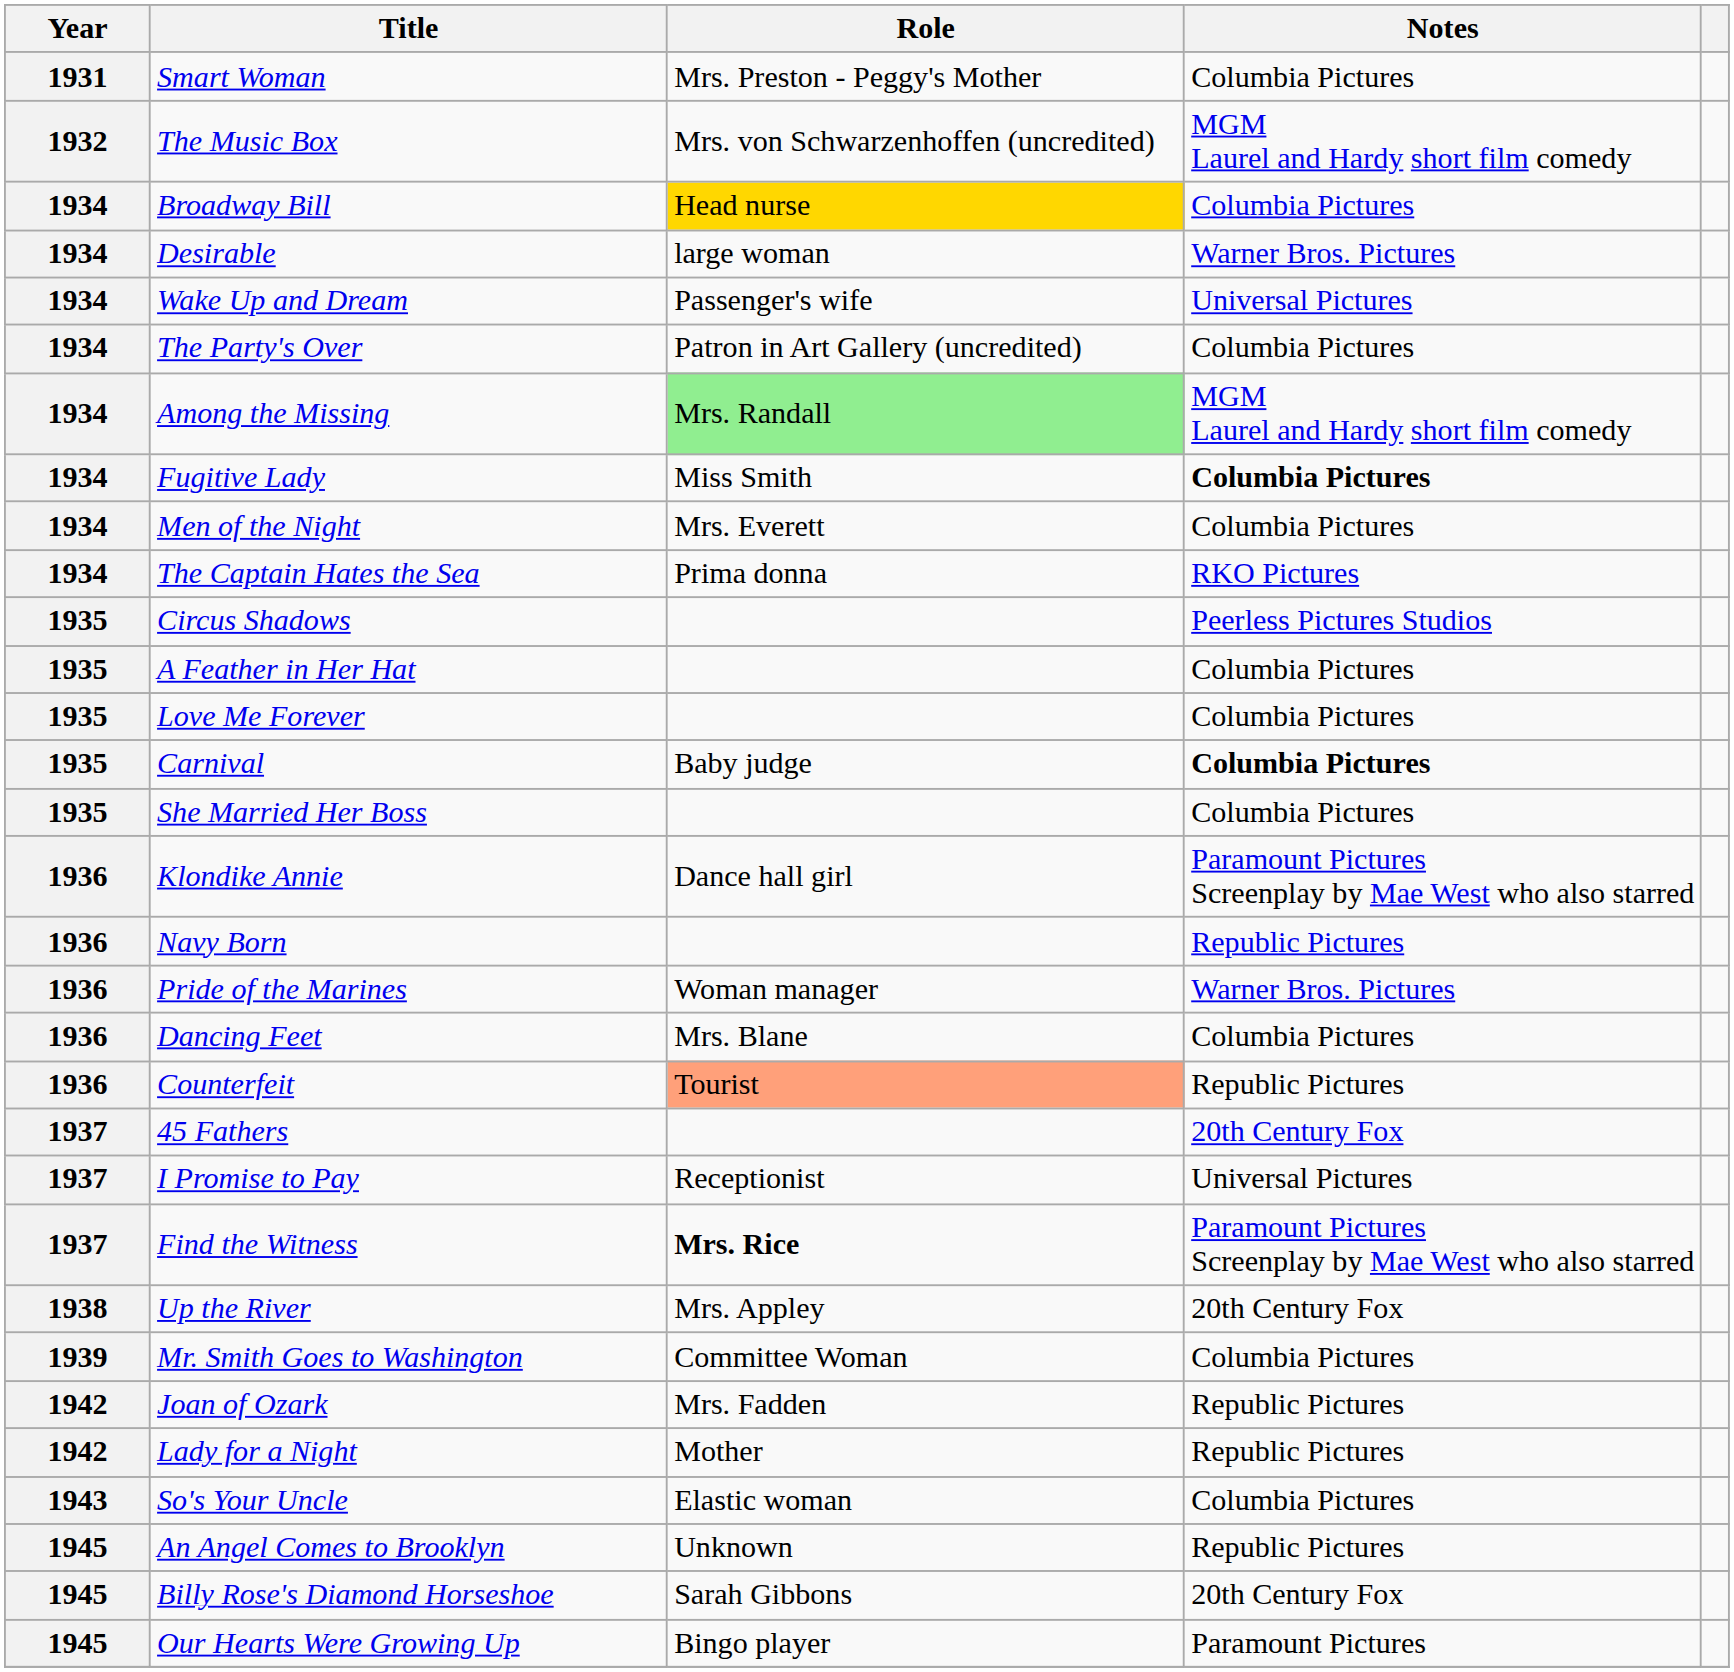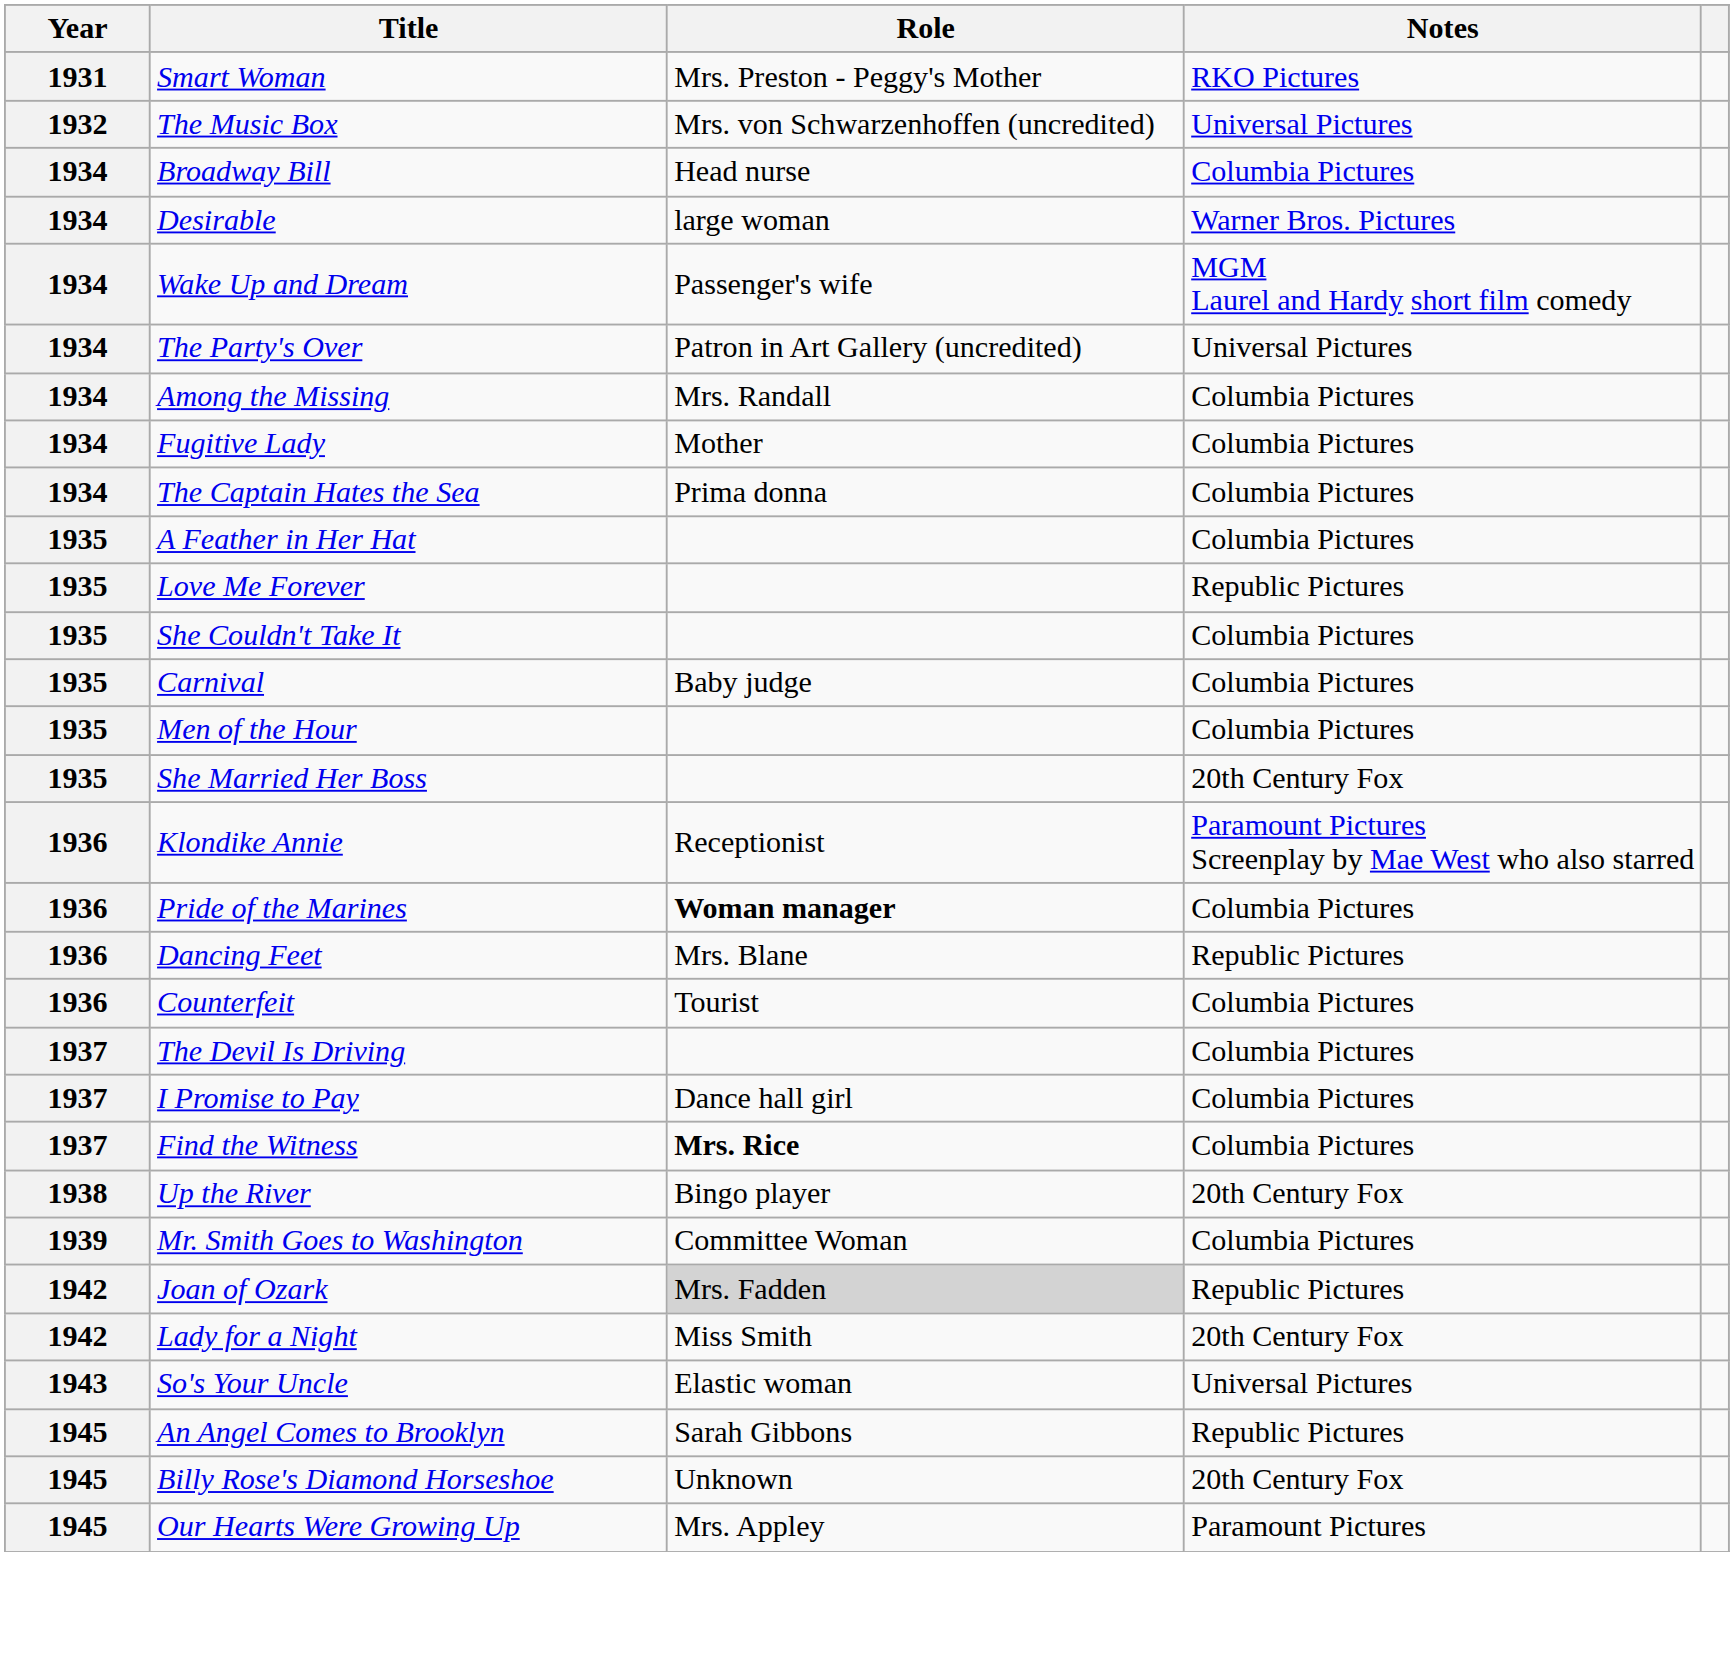(1303, 76) Columbia Pictures -> (1275, 76) RKO Pictures
(1411, 140) MGM Laurel and Hardy short film comedy -> (1302, 123) Universal Pictures
(742, 205) gold background -> (742, 171) no background
(1302, 300) Universal Pictures -> (1411, 283) MGM Laurel and Hardy short film comedy
(1303, 348) Columbia Pictures -> (1302, 348) Universal Pictures
(753, 413) lightgreen background -> (753, 396) no background
(1411, 413) MGM Laurel and Hardy short film comedy -> (1303, 396) Columbia Pictures
(743, 477) Miss Smith -> (718, 443) Mother
(1311, 477) bold -> (1303, 443) normal
- row: (259, 525)
(1275, 573) RKO Pictures -> (1303, 491) Columbia Pictures
- row: (254, 620)
(1303, 716) Columbia Pictures -> (1298, 586) Republic Pictures
+ row: (279, 634)
(1311, 763) bold -> (1303, 682) normal
+ row: (257, 730)
(1303, 811) Columbia Pictures -> (1297, 777) 20th Century Fox
(764, 876) Dance hall girl -> (749, 842) Receptionist
- row: (222, 940)
(776, 988) normal -> (785, 907) bold
(1323, 988) Warner Bros. Pictures -> (1303, 907) Columbia Pictures
(1303, 1036) Columbia Pictures -> (1298, 954) Republic Pictures
(717, 1083) lightsalmon background -> (717, 1002) no background
(1298, 1083) Republic Pictures -> (1303, 1002) Columbia Pictures
- row: (223, 1131)
+ row: (281, 1050)
(749, 1179) Receptionist -> (764, 1097) Dance hall girl
(1302, 1179) Universal Pictures -> (1303, 1097) Columbia Pictures
(1443, 1244) Paramount Pictures Screenplay by Mae West who also starred -> (1303, 1145) Columbia Pictures
(749, 1308) Mrs. Appley -> (752, 1193) Bingo player
(750, 1404) no background -> (750, 1288) lightgrey background
(718, 1451) Mother -> (743, 1336) Miss Smith
(1298, 1451) Republic Pictures -> (1297, 1336) 20th Century Fox
(1303, 1499) Columbia Pictures -> (1302, 1384) Universal Pictures
(733, 1547) Unknown -> (763, 1431) Sarah Gibbons
(763, 1594) Sarah Gibbons -> (733, 1479) Unknown
(752, 1642) Bingo player -> (749, 1527) Mrs. Appley
